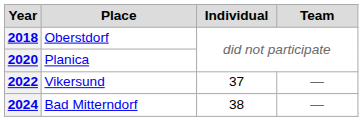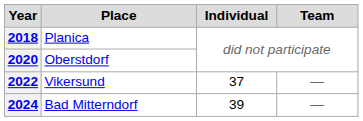(77, 37) Oberstdorf -> (67, 37) Planica
(67, 59) Planica -> (77, 59) Oberstdorf
(236, 104) 38 -> (236, 104) 39
